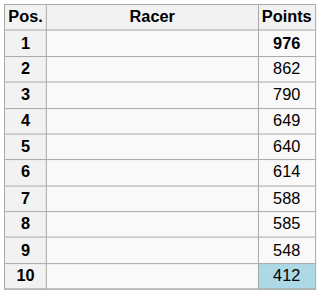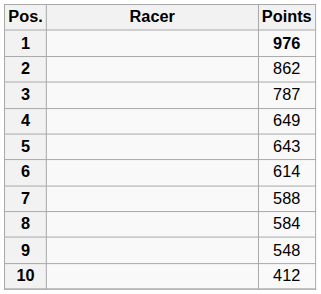(287, 95) 790 -> (287, 95) 787
(287, 146) 640 -> (287, 146) 643
(287, 224) 585 -> (287, 224) 584
(287, 276) lightblue background -> (287, 276) no background
